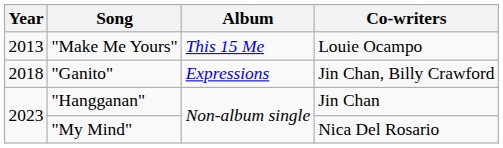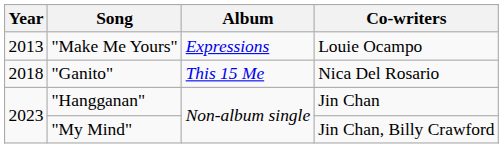(225, 45) This 15 Me -> (227, 45) Expressions
(227, 73) Expressions -> (225, 73) This 15 Me
(406, 73) Jin Chan, Billy Crawford -> (379, 73) Nica Del Rosario
(379, 128) Nica Del Rosario -> (406, 128) Jin Chan, Billy Crawford
